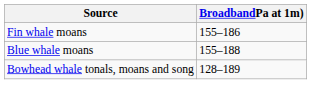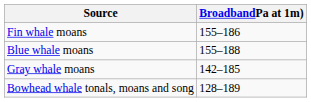+ row: (51, 69)
